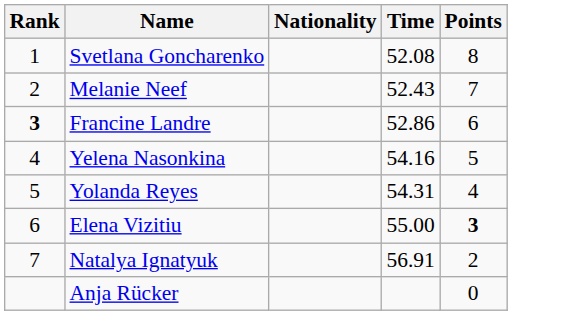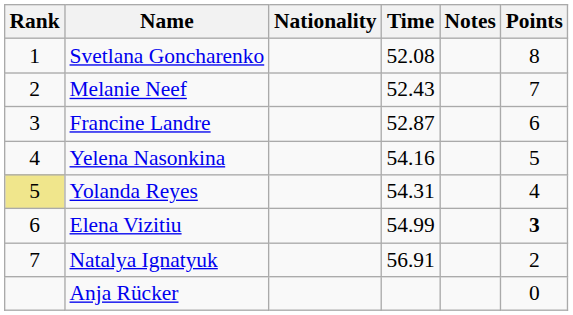+ column: (470, 21)
(35, 123) bold -> (35, 123) normal
(411, 123) 52.86 -> (411, 123) 52.87
(35, 191) no background -> (35, 191) khaki background
(411, 225) 55.00 -> (411, 225) 54.99
